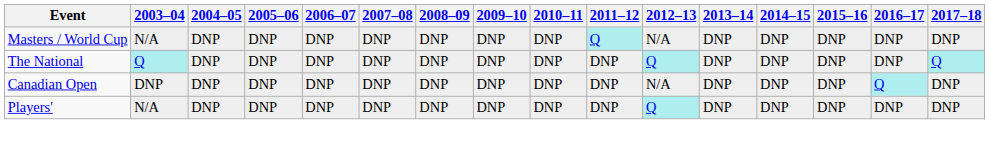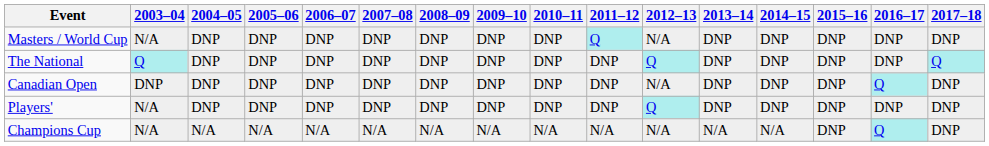+ row: (54, 130)
